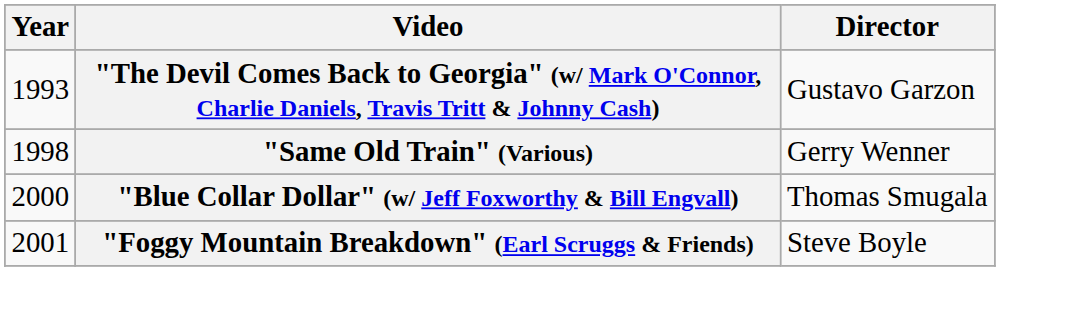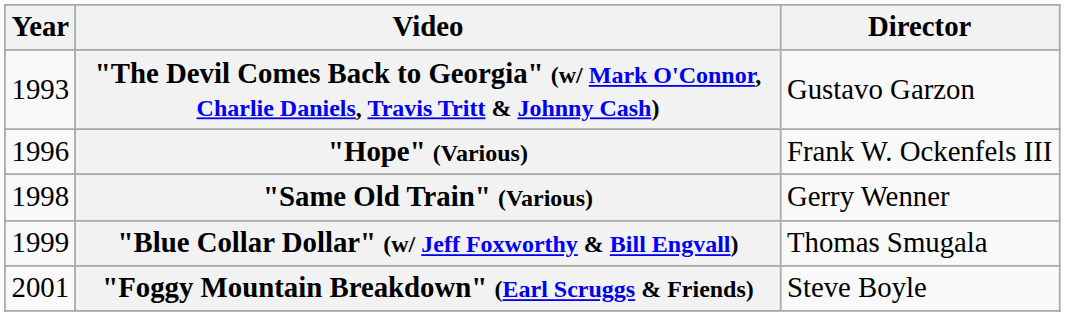+ row: (428, 151)
(40, 196) 2000 -> (40, 242) 1999
